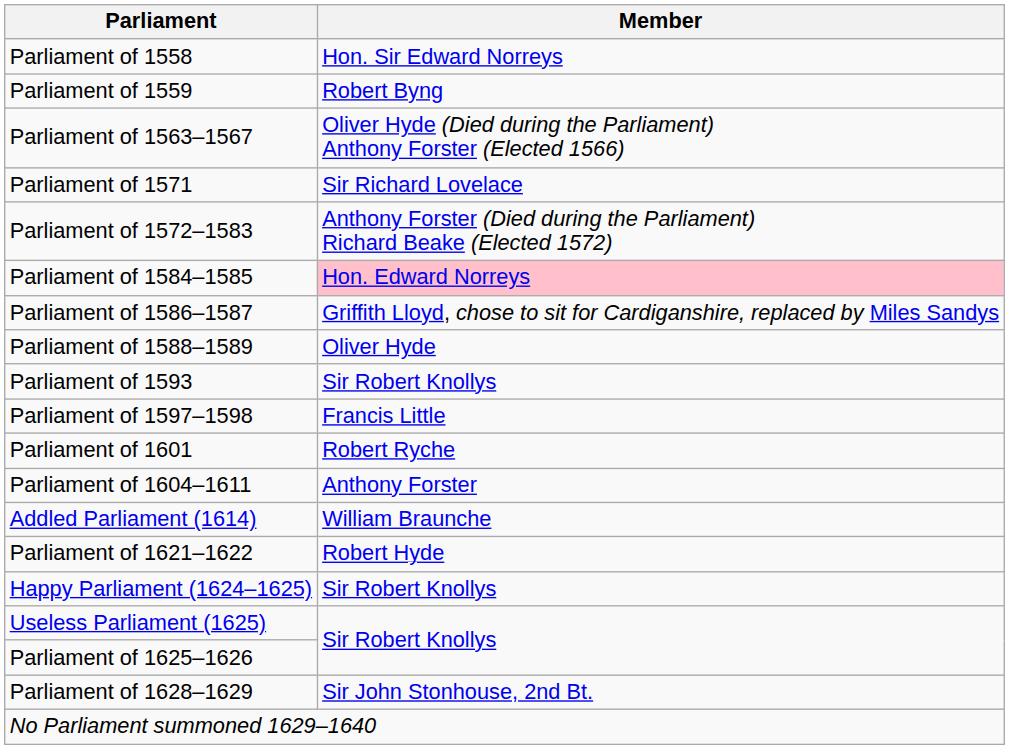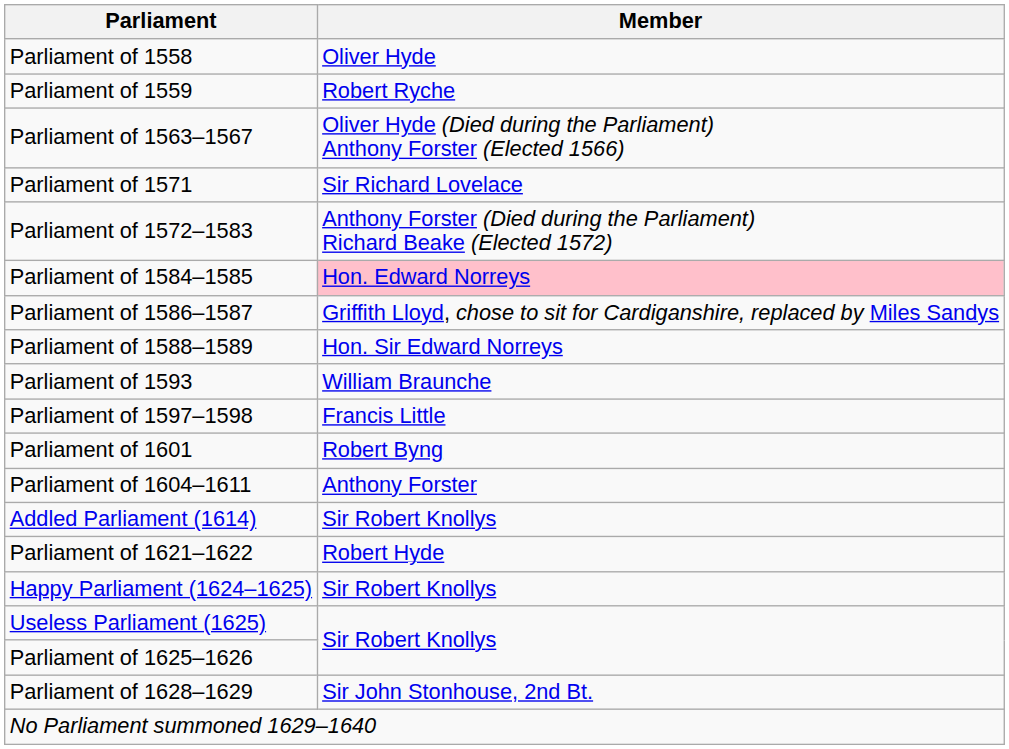(442, 56) Hon. Sir Edward Norreys -> (379, 56) Oliver Hyde
(383, 90) Robert Byng -> (389, 90) Robert Ryche
(379, 346) Oliver Hyde -> (442, 346) Hon. Sir Edward Norreys
(409, 381) Sir Robert Knollys -> (407, 381) William Braunche
(389, 450) Robert Ryche -> (383, 450) Robert Byng
(407, 519) William Braunche -> (409, 519) Sir Robert Knollys
